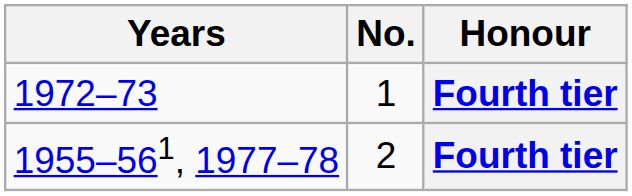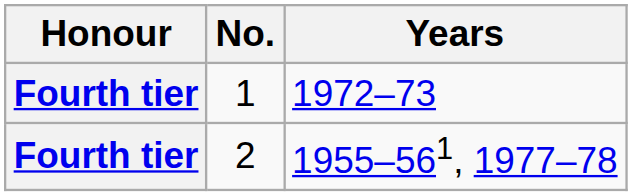columns swapped: (525, 33) <-> (176, 33)
